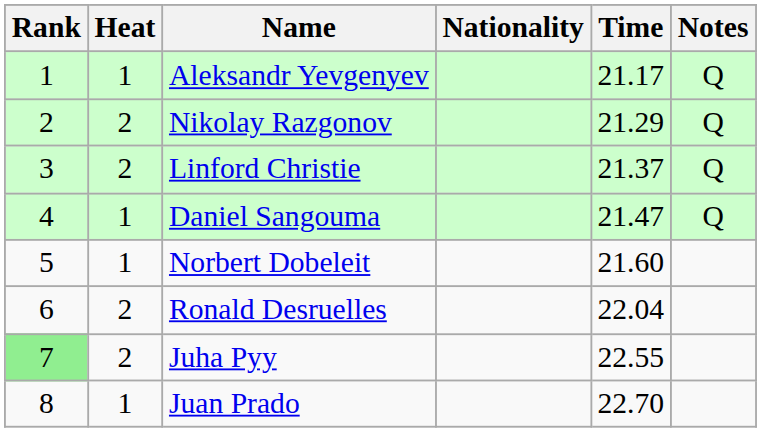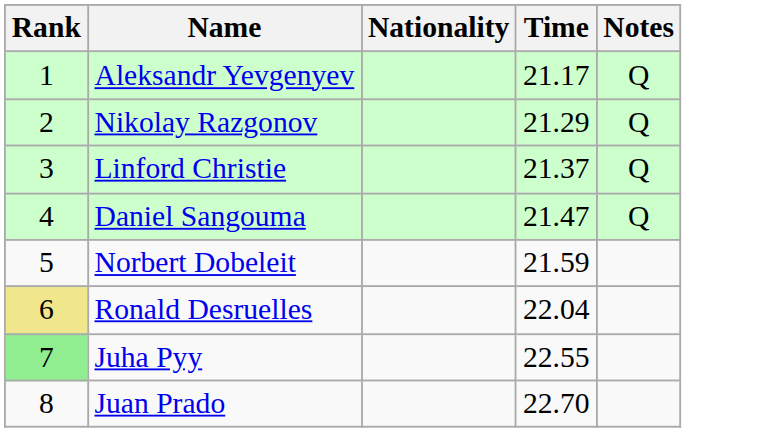- column: (125, 27)
(631, 262) 21.60 -> (556, 262) 21.59
(46, 309) no background -> (46, 309) khaki background
